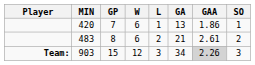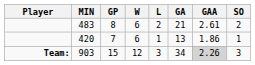rows swapped: (86, 39) <-> (86, 25)
